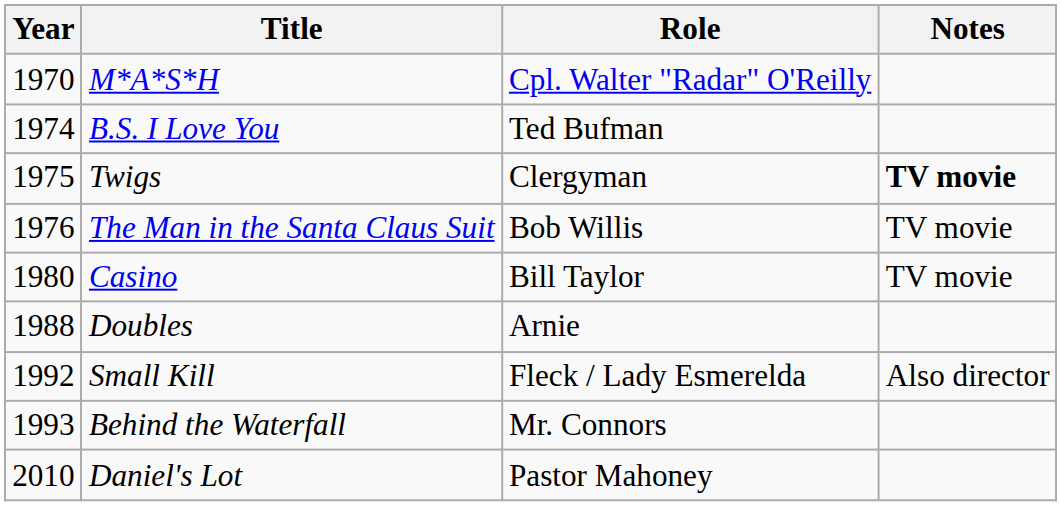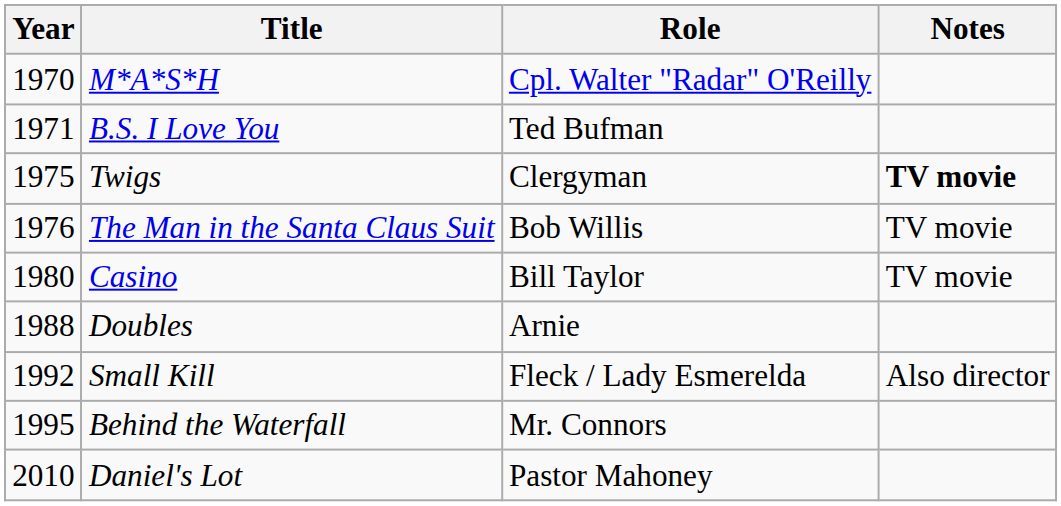(43, 128) 1974 -> (43, 128) 1971
(43, 425) 1993 -> (43, 425) 1995
